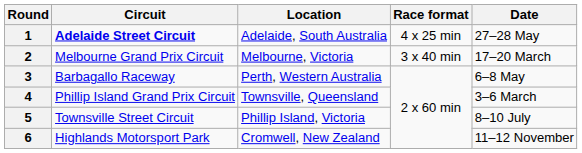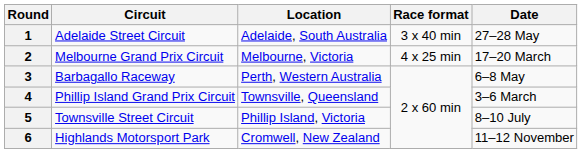(125, 35) bold -> (120, 35) normal
(431, 35) 4 x 25 min -> (431, 35) 3 x 40 min
(431, 56) 3 x 40 min -> (431, 56) 4 x 25 min
